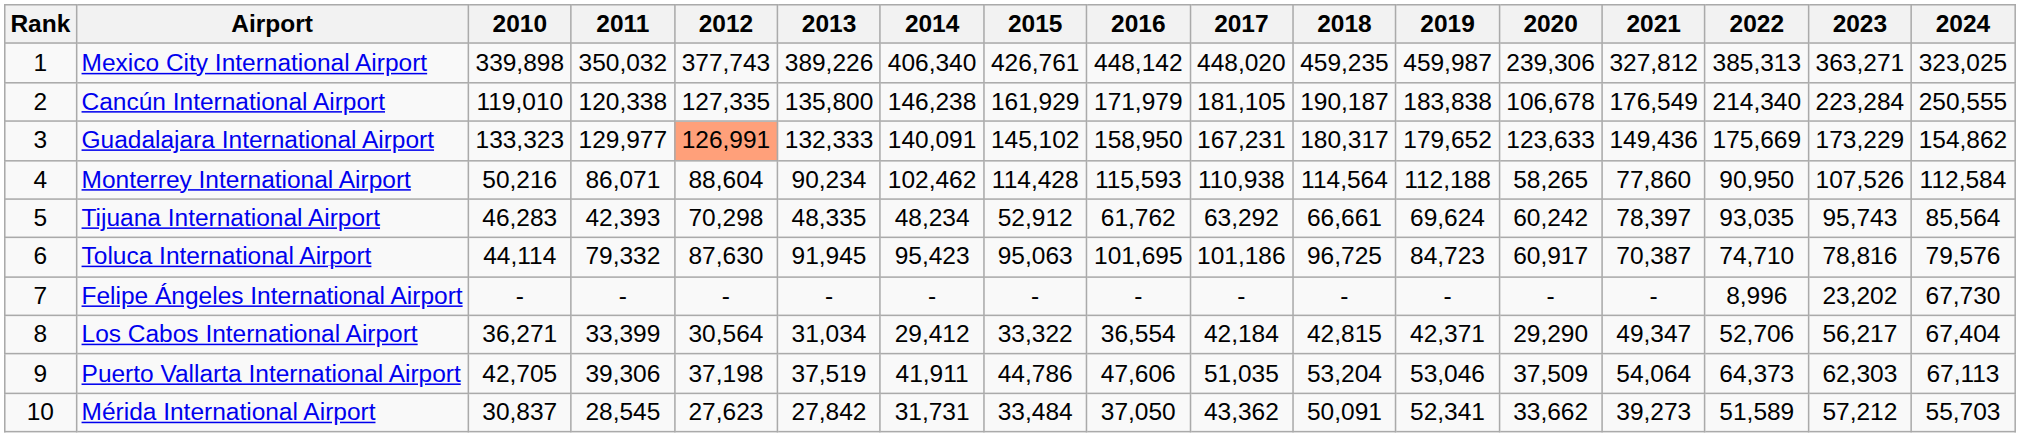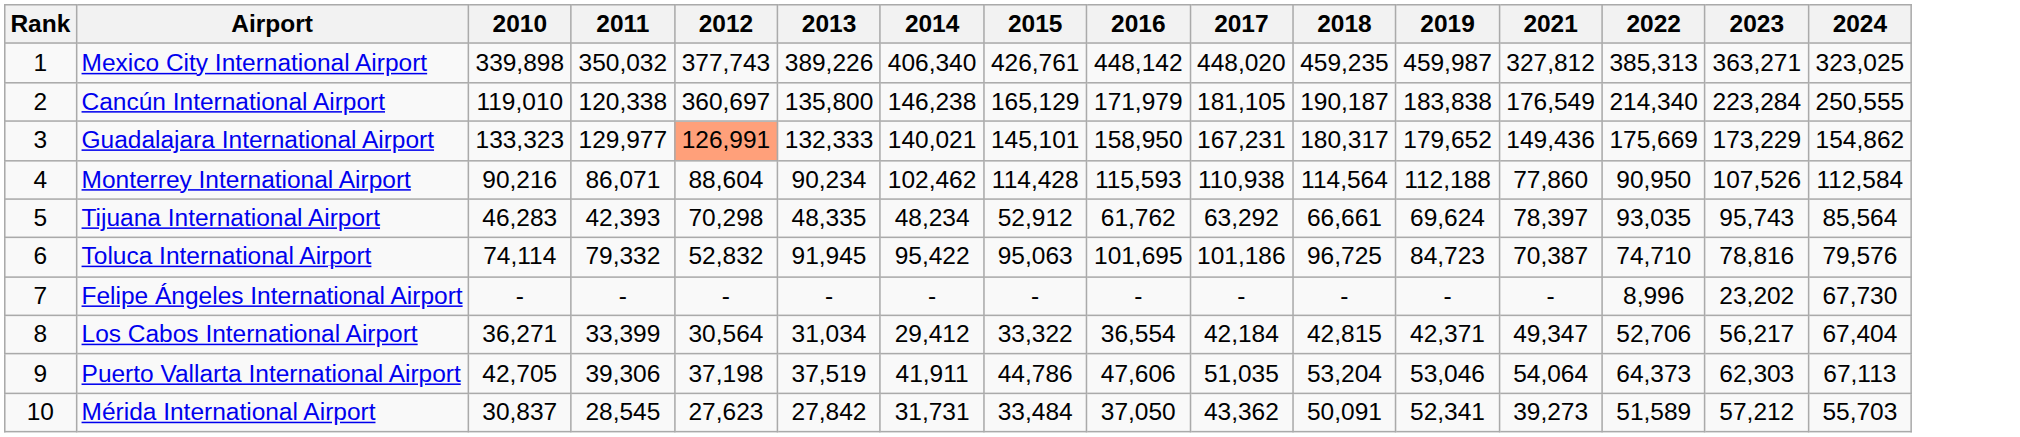- column: (1551, 23)
(726, 101) 127,335 -> (726, 101) 360,697
(1035, 101) 161,929 -> (1035, 101) 165,129
(932, 140) 140,091 -> (932, 140) 140,021
(1035, 140) 145,102 -> (1035, 140) 145,101
(520, 179) 50,216 -> (520, 179) 90,216
(520, 256) 44,114 -> (520, 256) 74,114
(726, 256) 87,630 -> (726, 256) 52,832
(932, 256) 95,423 -> (932, 256) 95,422
